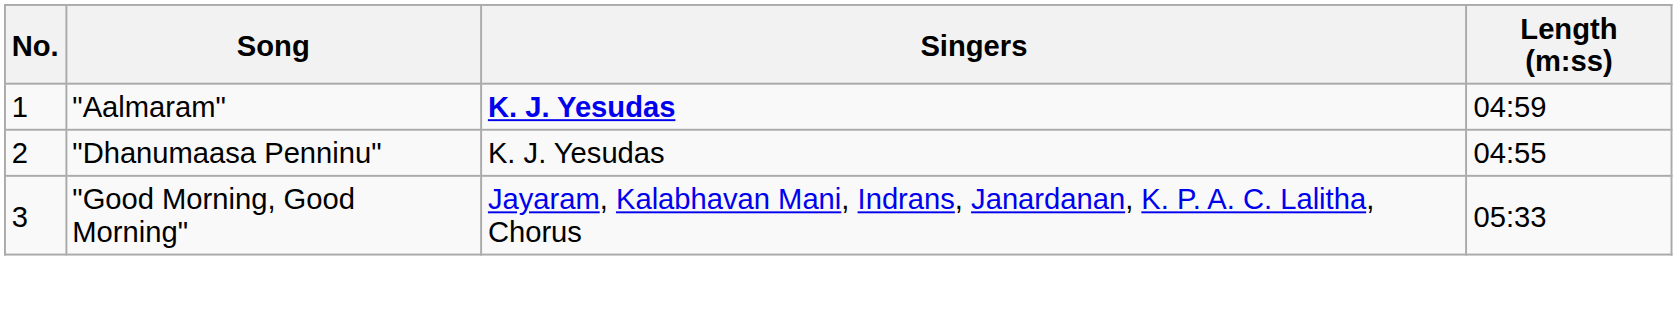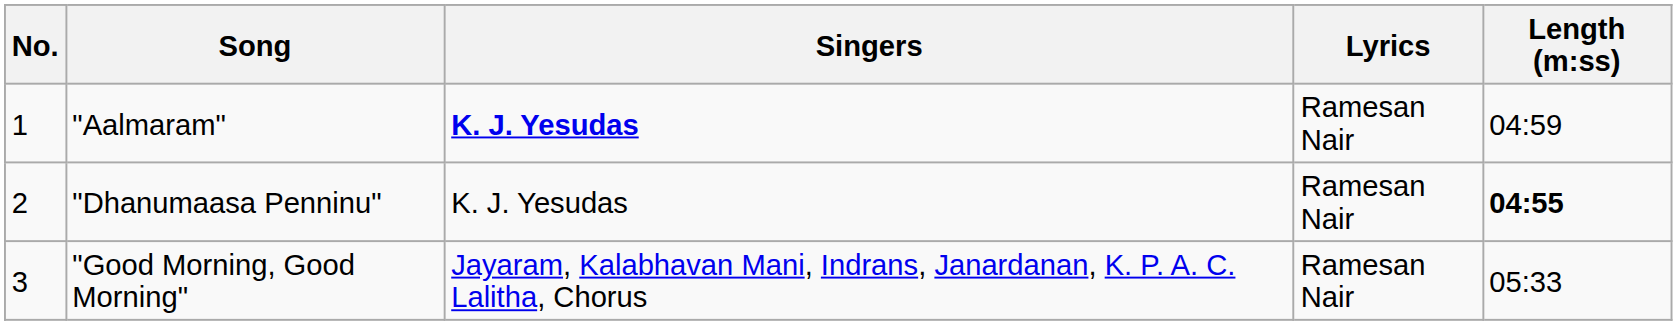+ column: (1388, 45)
(1510, 153) normal -> (1527, 202) bold
